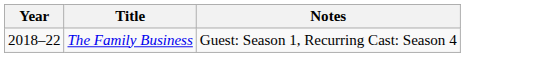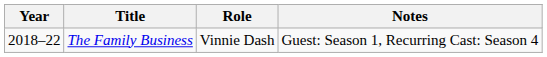+ column: (237, 16)
